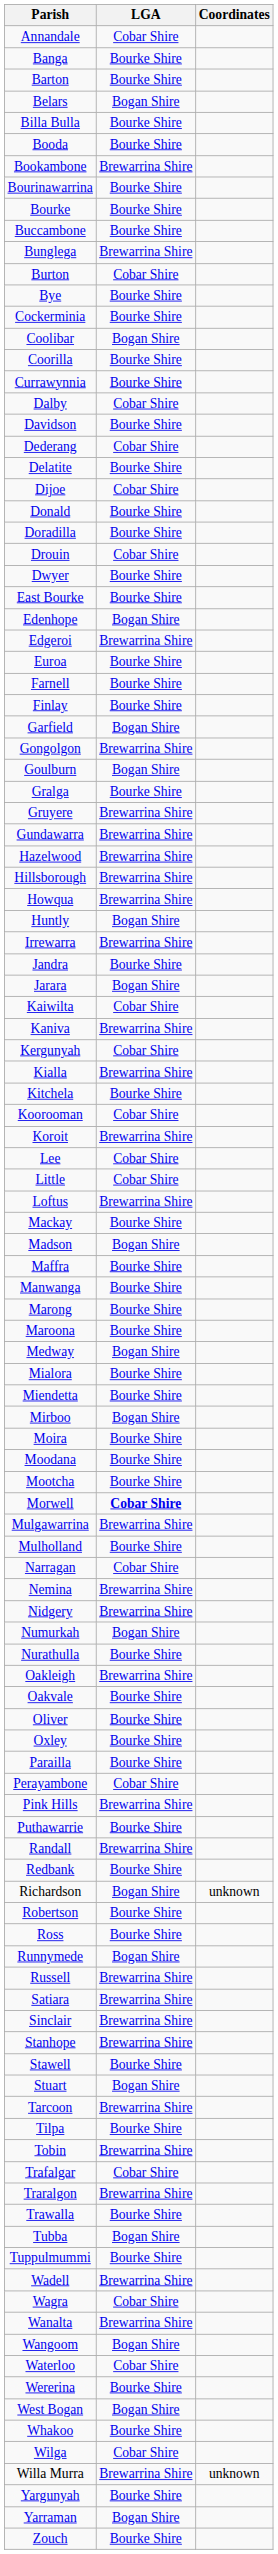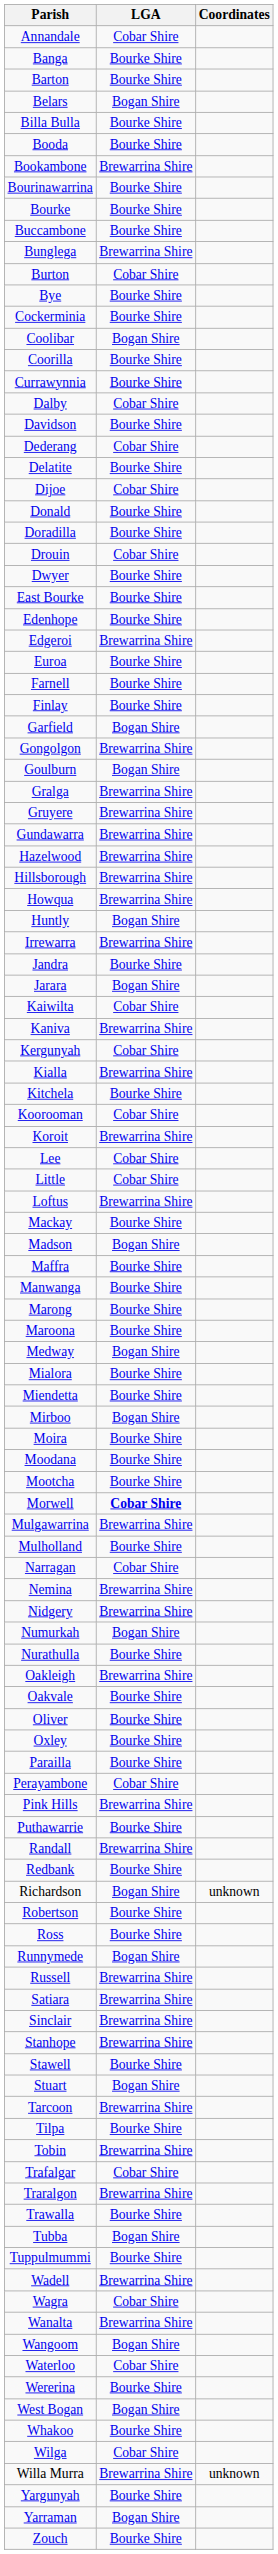(146, 619) Bogan Shire -> (146, 619) Bourke Shire
(146, 791) Bourke Shire -> (146, 791) Brewarrina Shire
